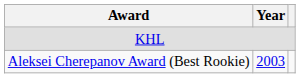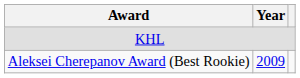(271, 61) 2003 -> (271, 61) 2009
